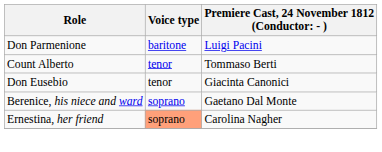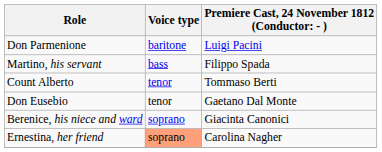+ row: (54, 63)
(247, 82) Giacinta Canonici -> (251, 100) Gaetano Dal Monte
(251, 100) Gaetano Dal Monte -> (247, 119) Giacinta Canonici
